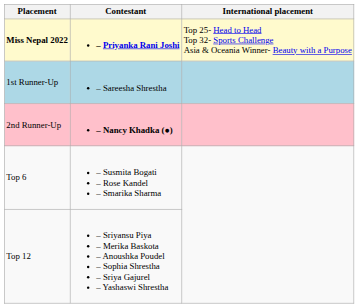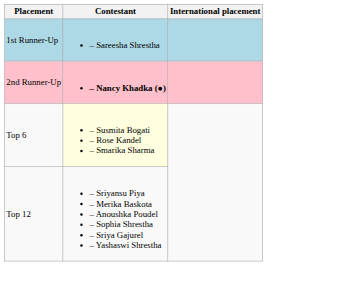- row: (37, 40)
(126, 183) no background -> (116, 141) lightyellow background
